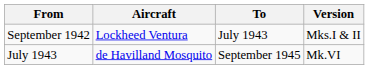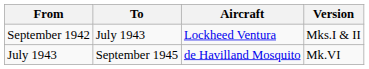columns swapped: (259, 14) <-> (154, 14)
